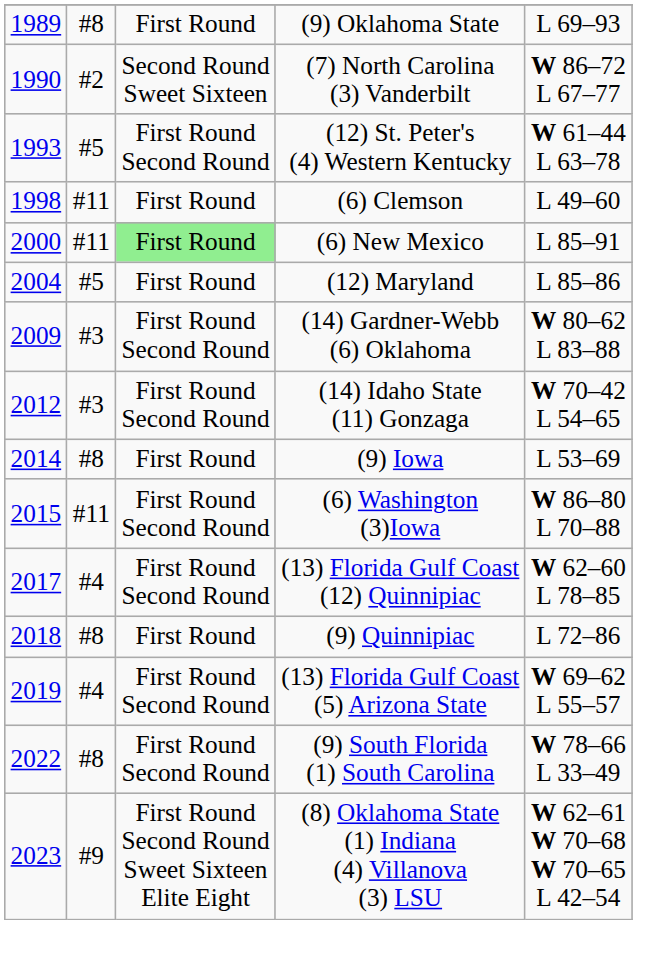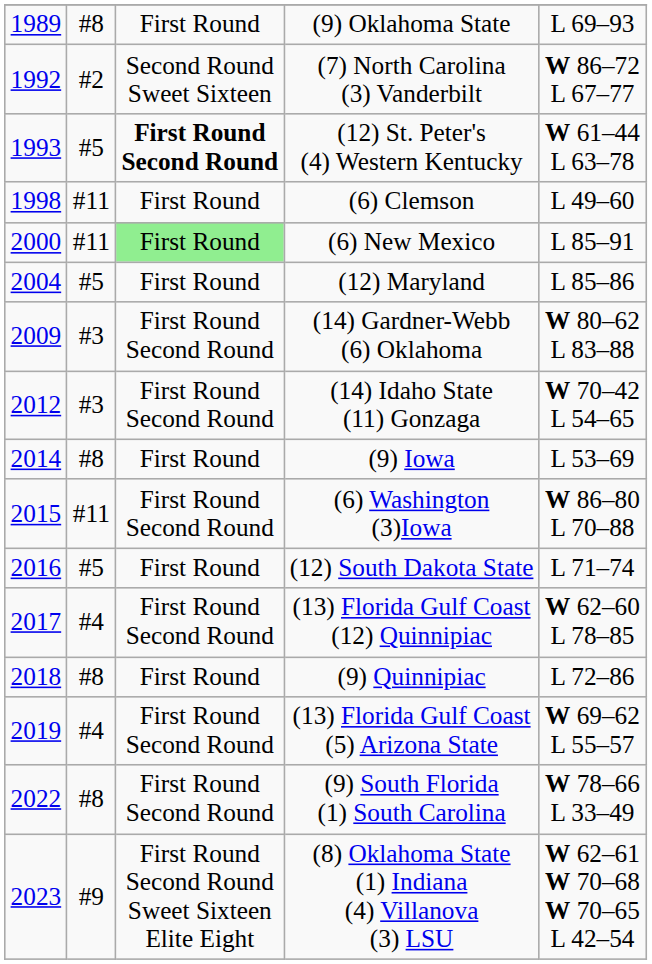(36, 78) 1990 -> (36, 78) 1992
(196, 147) normal -> (200, 147) bold
+ row: (412, 567)
